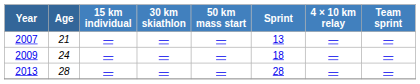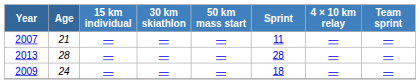(278, 40) 13 -> (278, 40) 11
rows swapped: (26, 55) <-> (26, 71)
